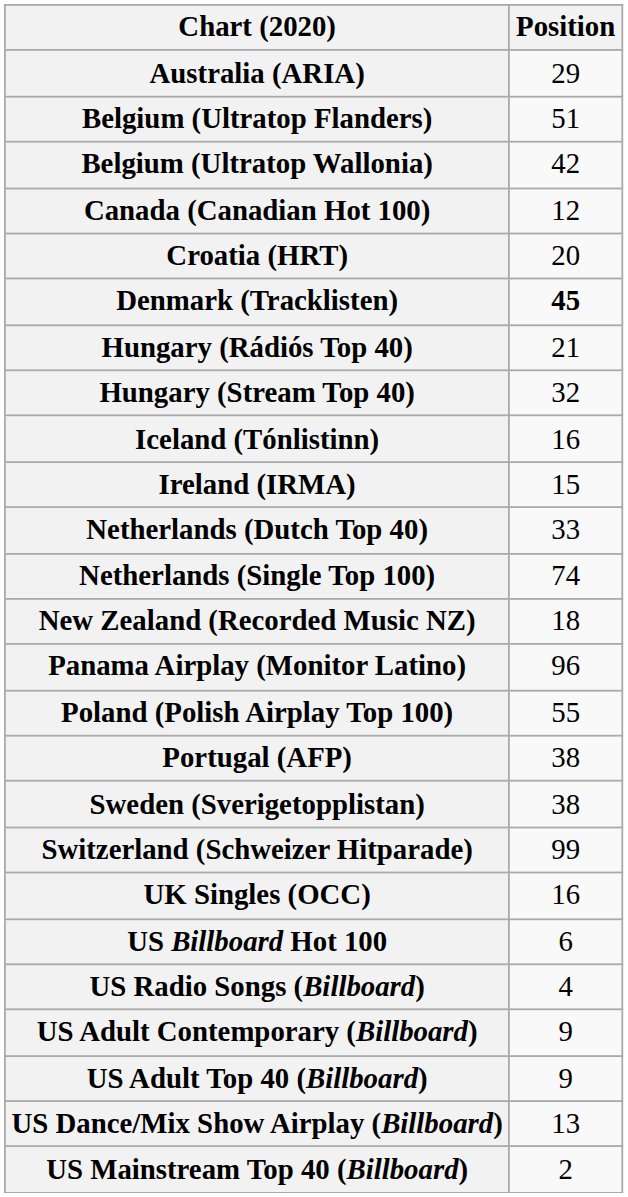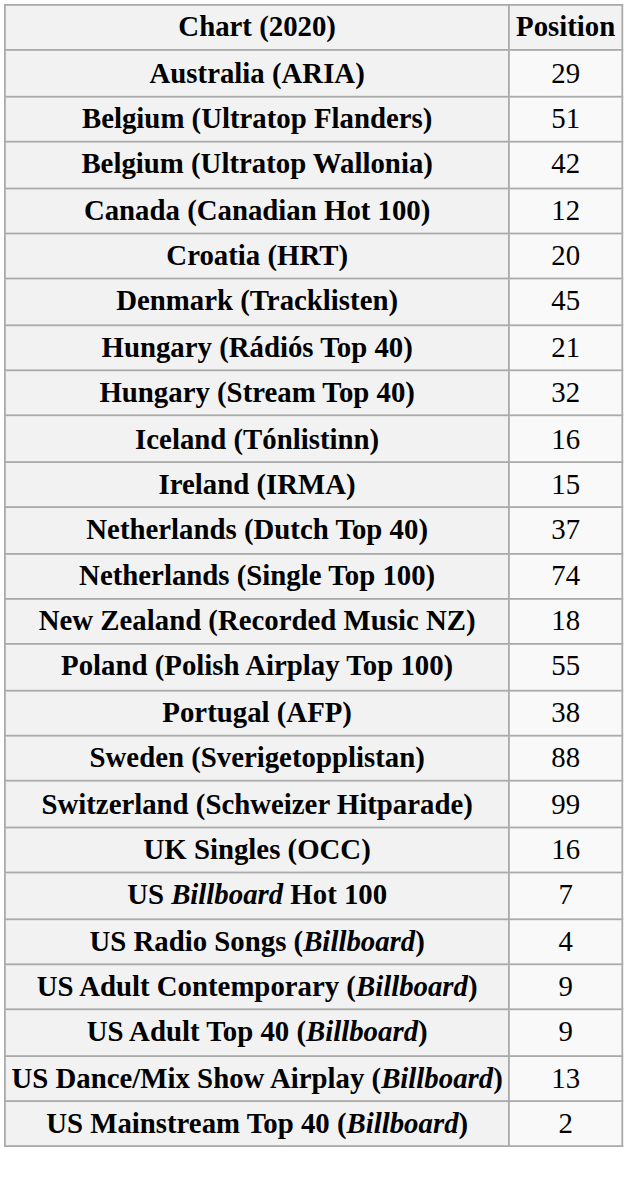(566, 301) bold -> (566, 301) normal
(566, 529) 33 -> (566, 529) 37
- row: (257, 666)
(566, 803) 38 -> (566, 758) 88
(566, 940) 6 -> (566, 895) 7
